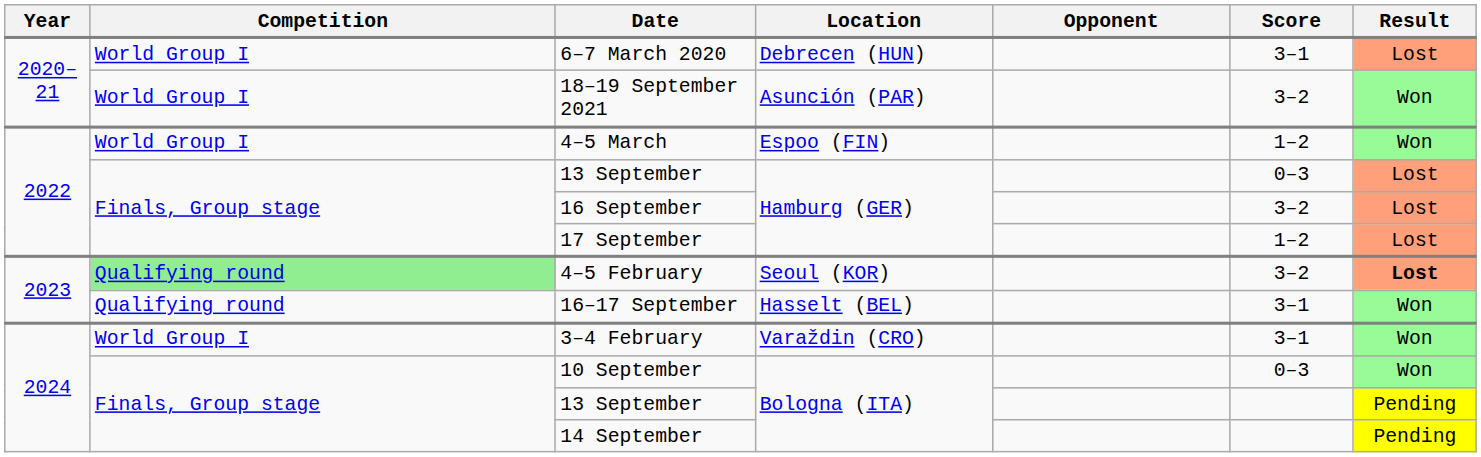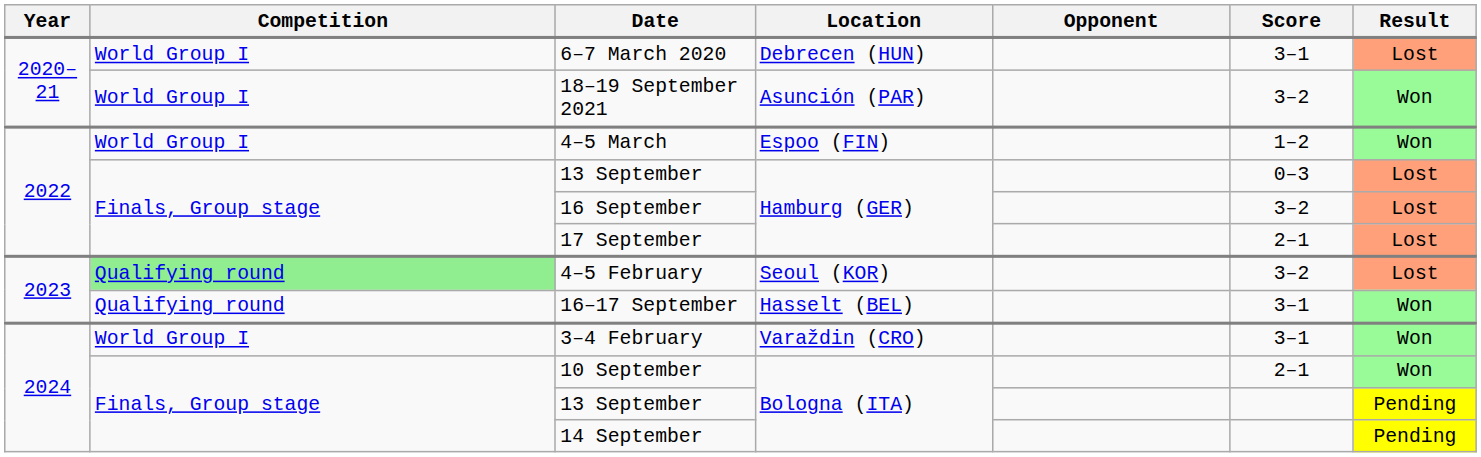(1291, 240) 1–2 -> (1291, 240) 2–1
(1415, 274) bold -> (1415, 274) normal
(1291, 372) 0–3 -> (1291, 372) 2–1
